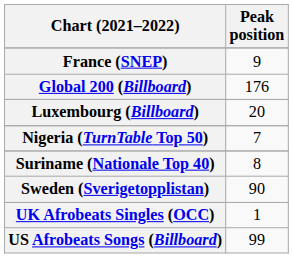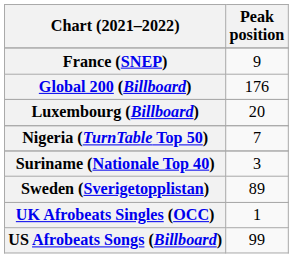(257, 163) 8 -> (257, 163) 3
(257, 189) 90 -> (257, 189) 89
